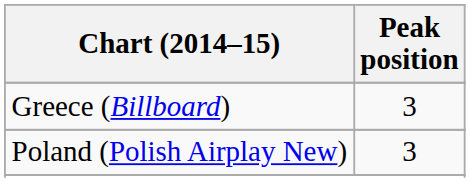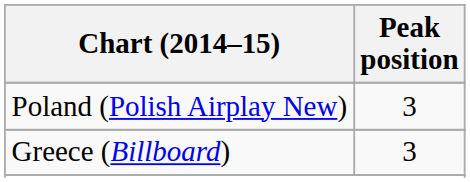rows swapped: (121, 105) <-> (179, 151)
